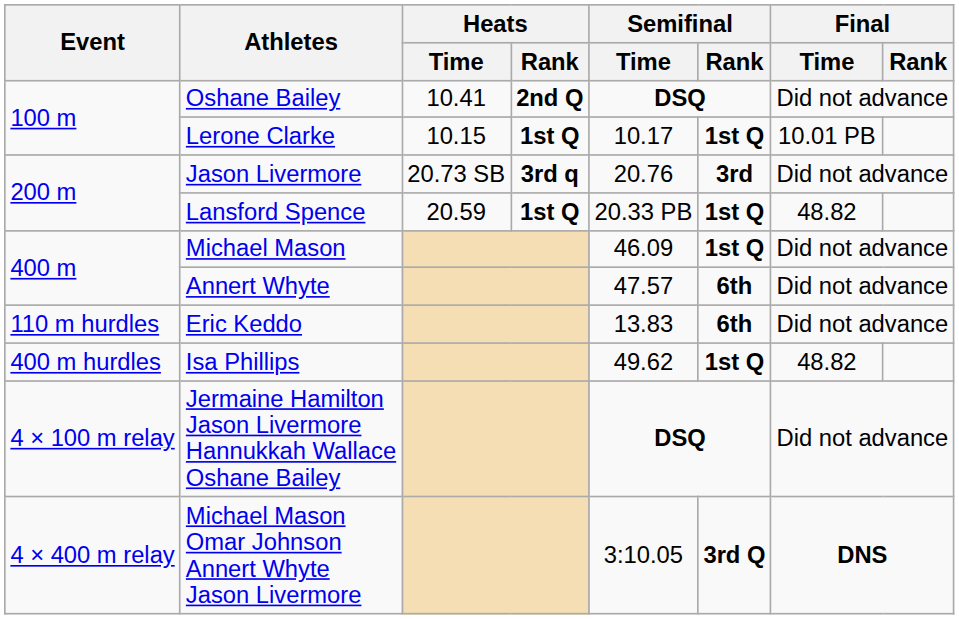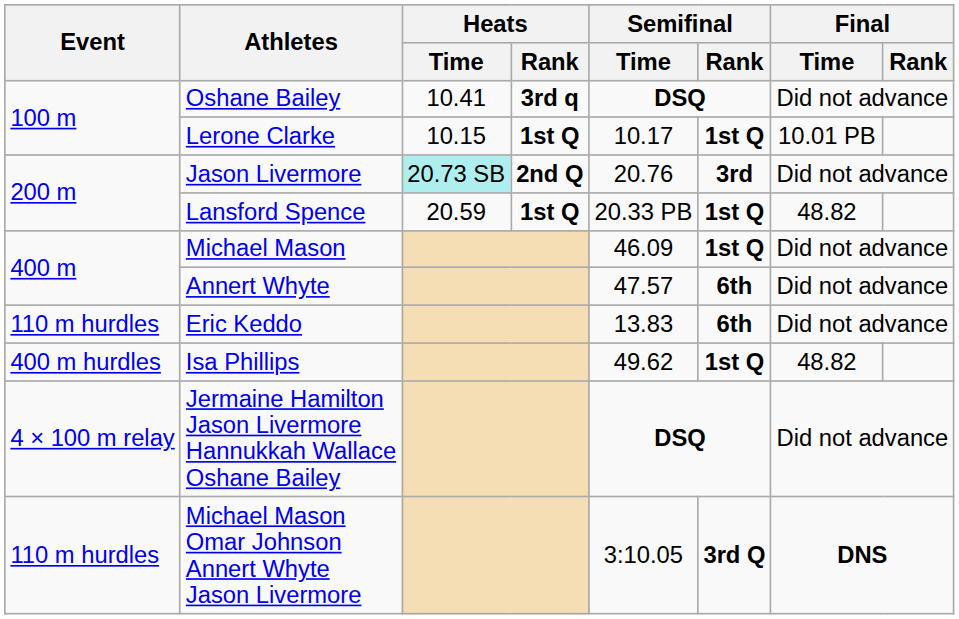(550, 99) 2nd Q -> (550, 99) 3rd q
(456, 174) no background -> (456, 174) paleturquoise background
(550, 174) 3rd q -> (550, 174) 2nd Q
(93, 556) 4 × 400 m relay -> (85, 556) 110 m hurdles
